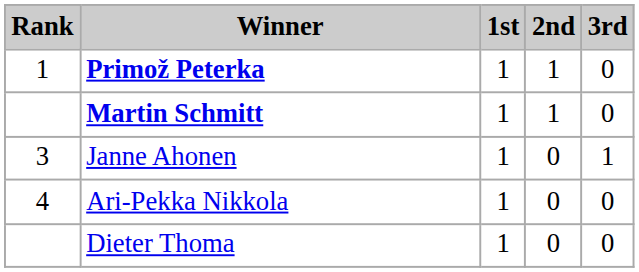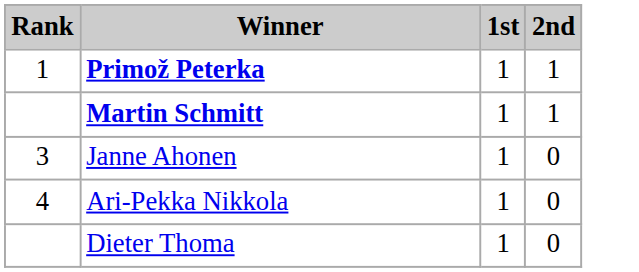- column: (608, 26)
